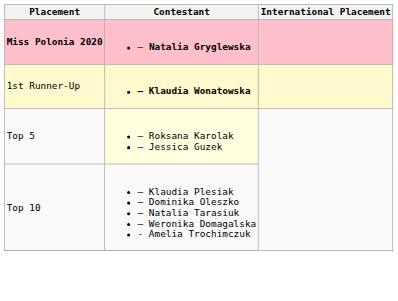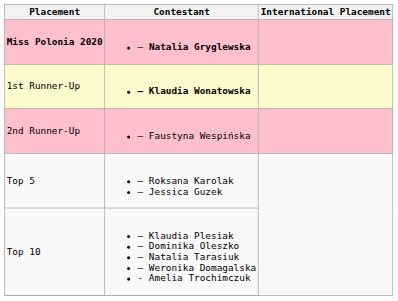+ row: (43, 131)
(182, 142) lightyellow background -> (182, 186) no background
